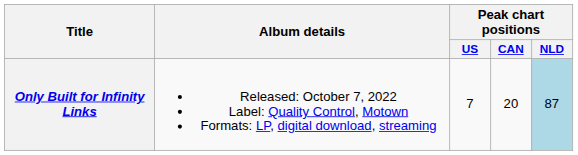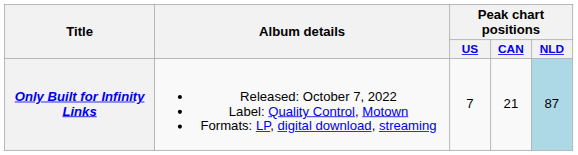(511, 104) 20 -> (511, 104) 21
